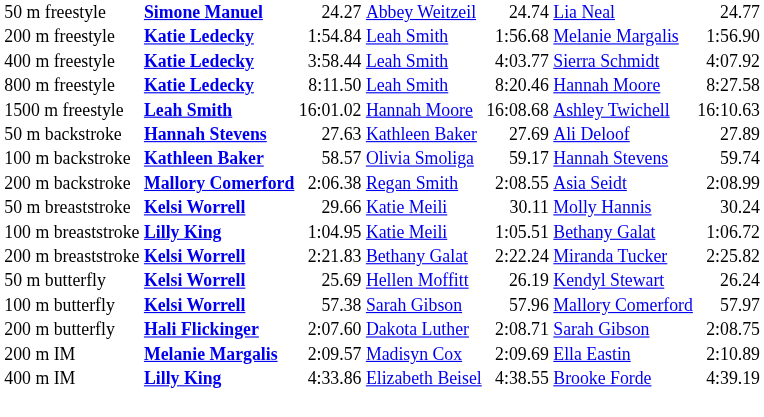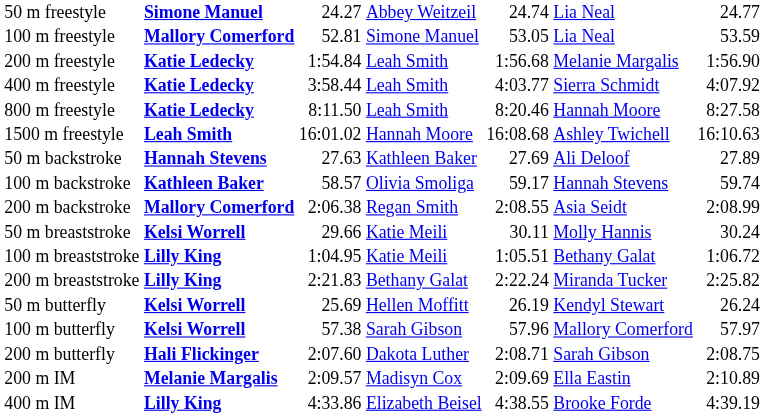+ row: (60, 36)
(195, 256) Kelsi Worrell -> (183, 280) Lilly King
